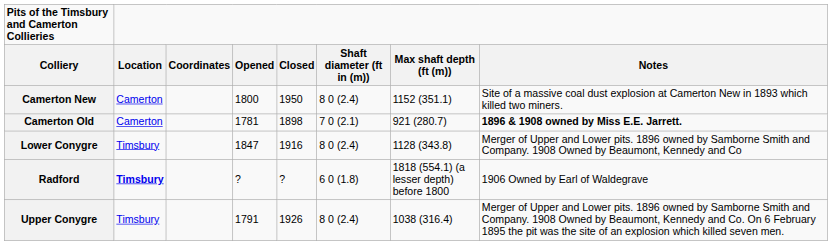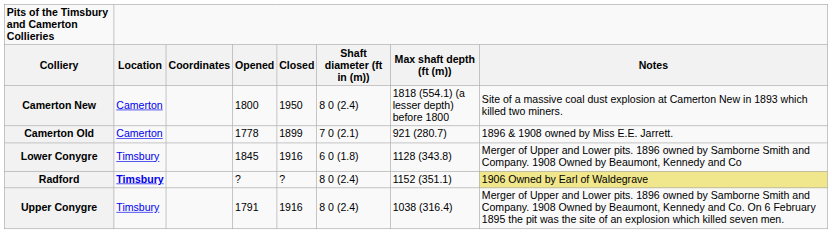(422, 99) 1152 (351.1) -> (429, 105) 1818 (554.1) (a lesser depth) before 1800
(247, 122) 1781 -> (247, 134) 1778
(291, 122) 1898 -> (291, 134) 1899
(582, 122) bold -> (578, 134) normal
(247, 145) 1847 -> (247, 157) 1845
(339, 145) 8 0 (2.4) -> (339, 157) 6 0 (1.8)
(339, 179) 6 0 (1.8) -> (339, 179) 8 0 (2.4)
(429, 179) 1818 (554.1) (a lesser depth) before 1800 -> (422, 179) 1152 (351.1)
(565, 179) no background -> (565, 179) khaki background
(291, 220) 1926 -> (291, 208) 1916
